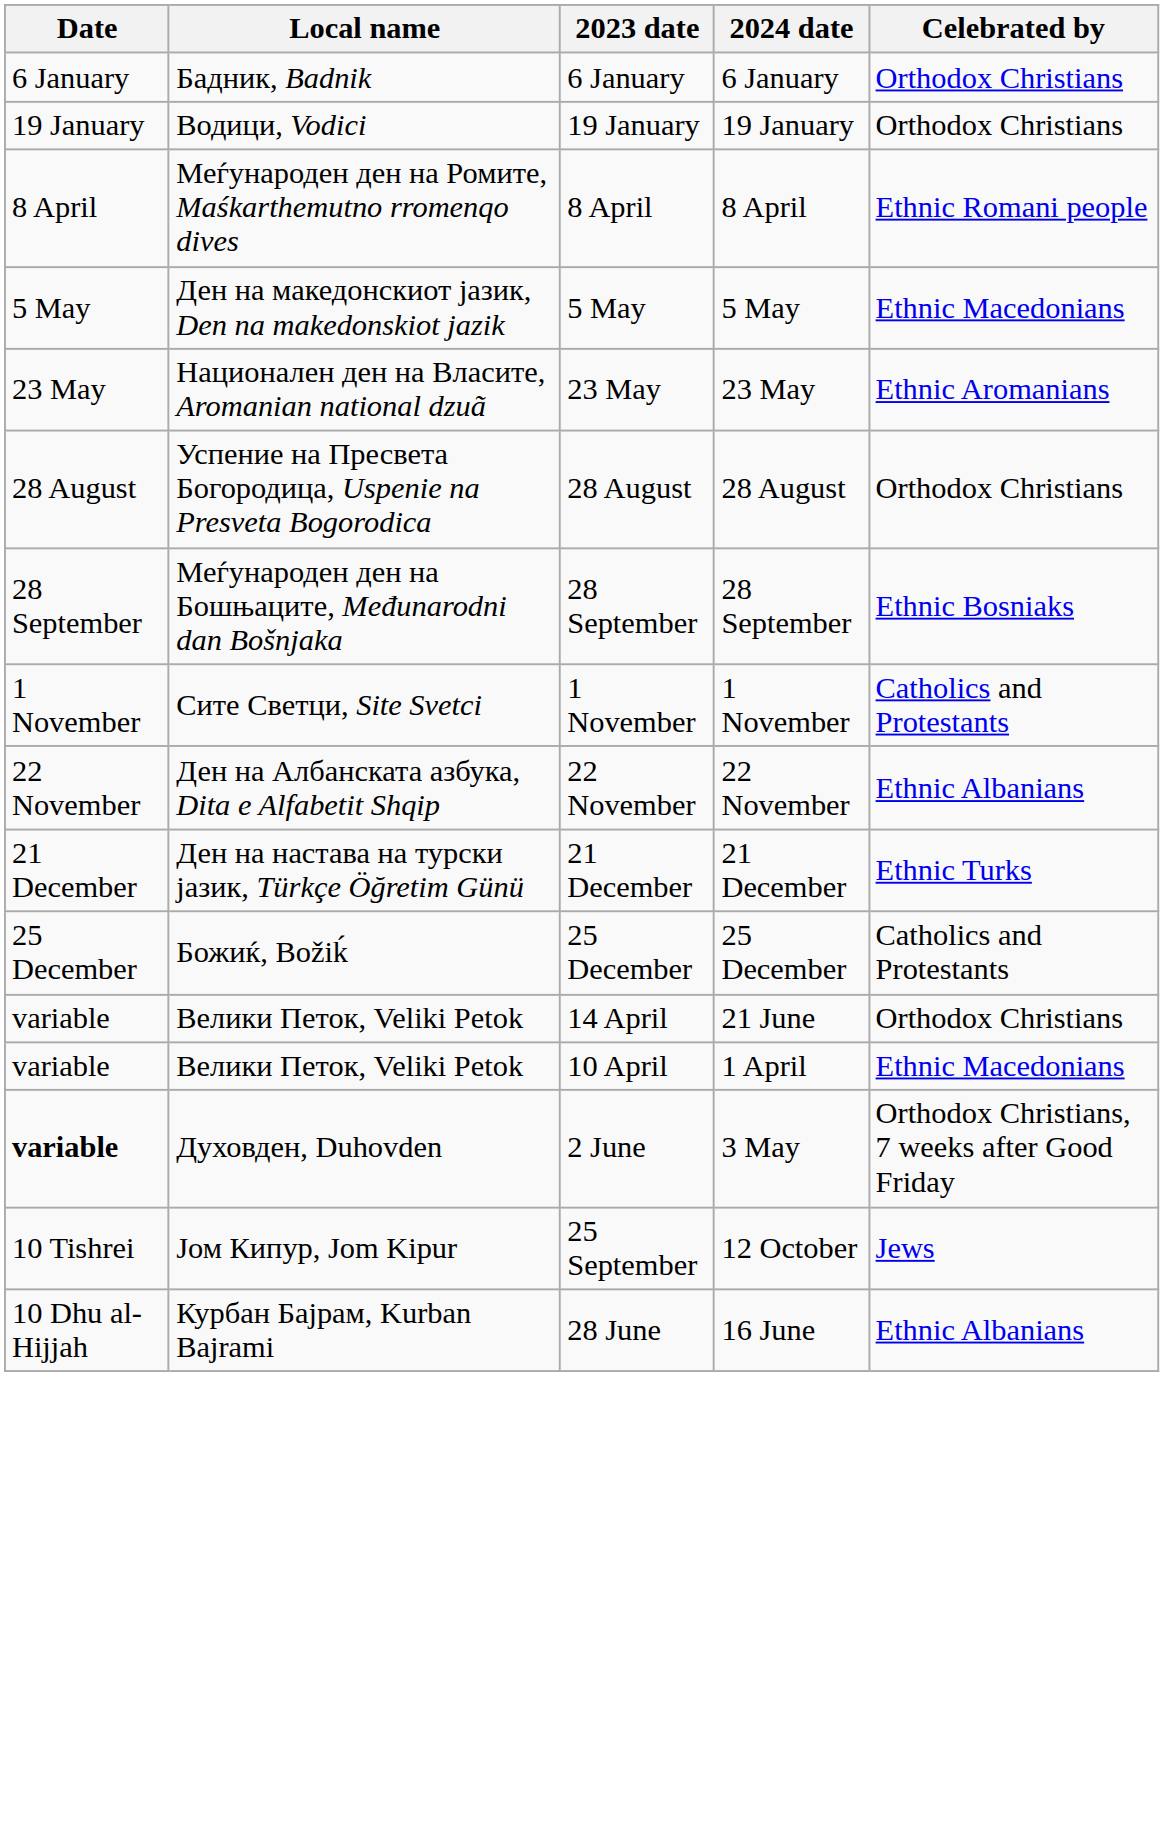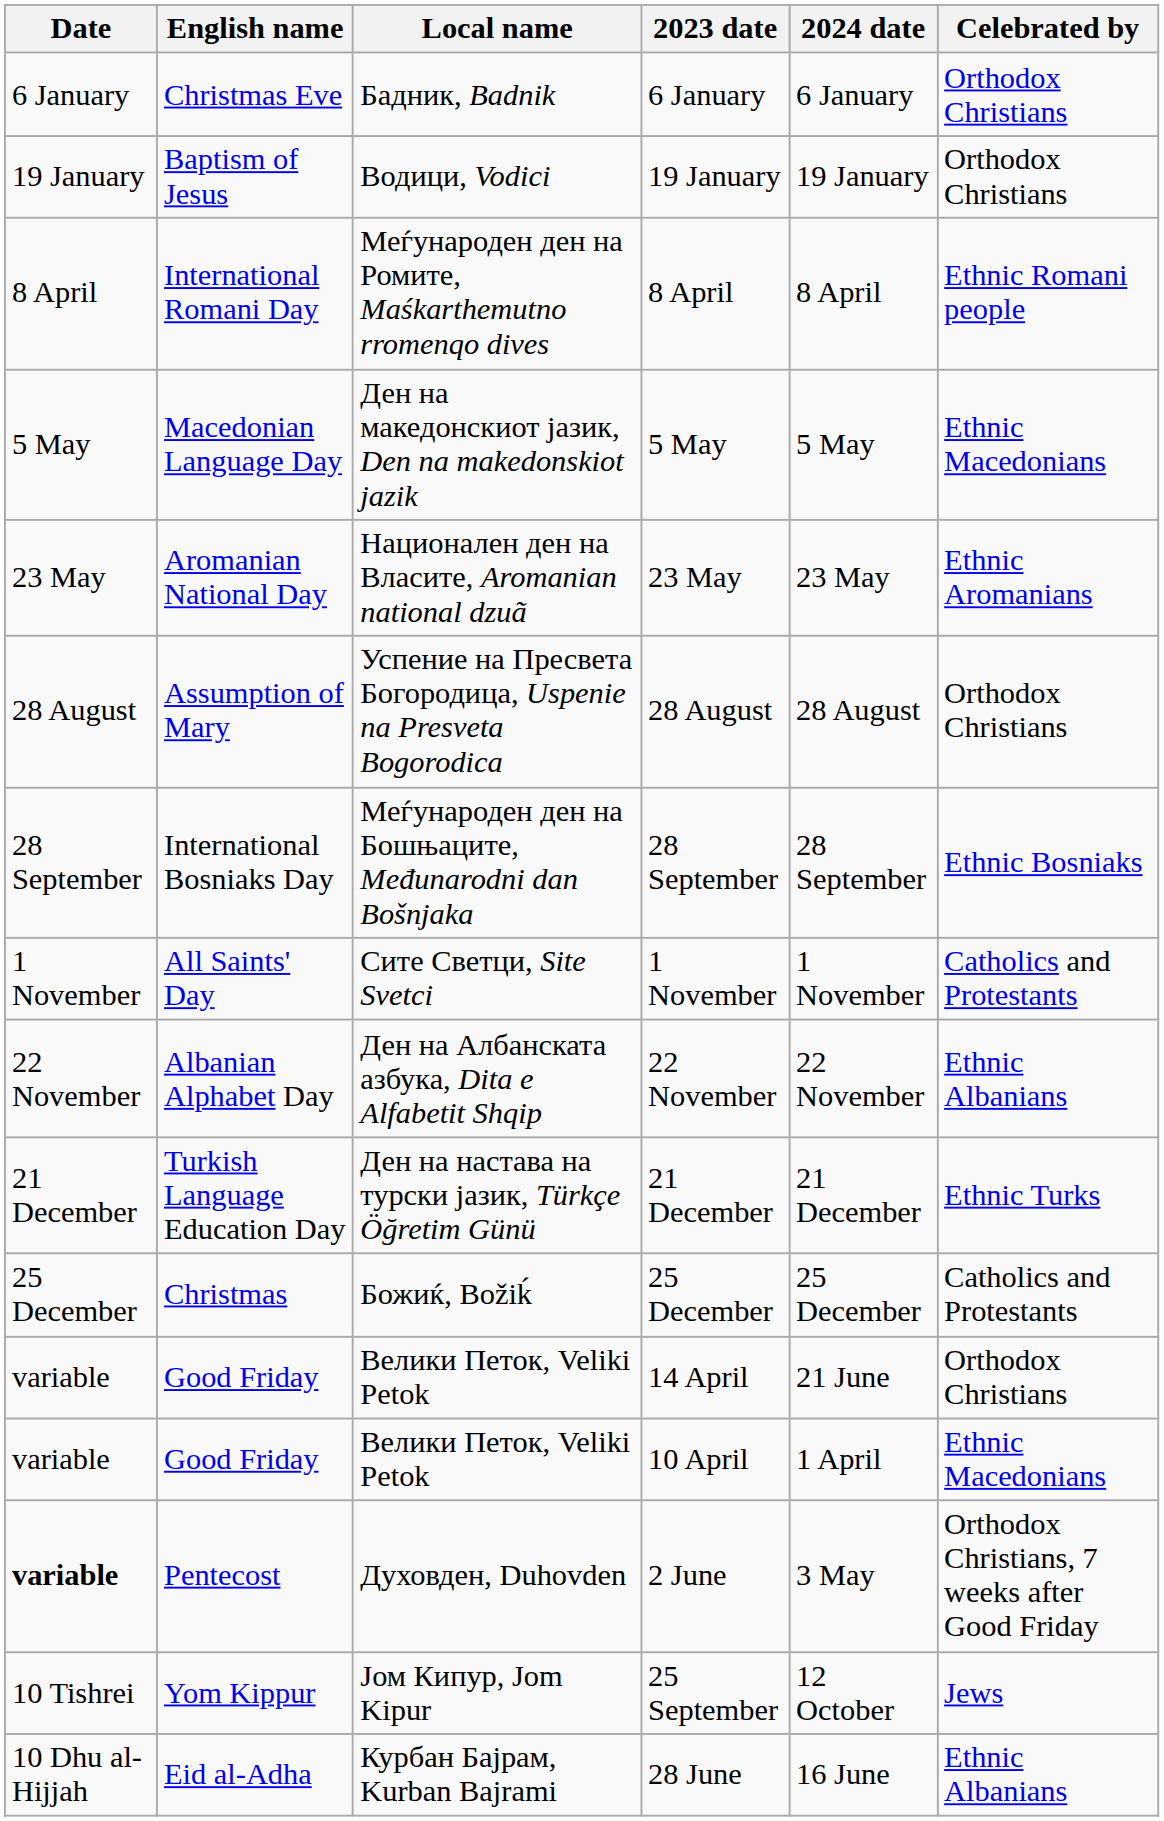+ column: (255, 28)
